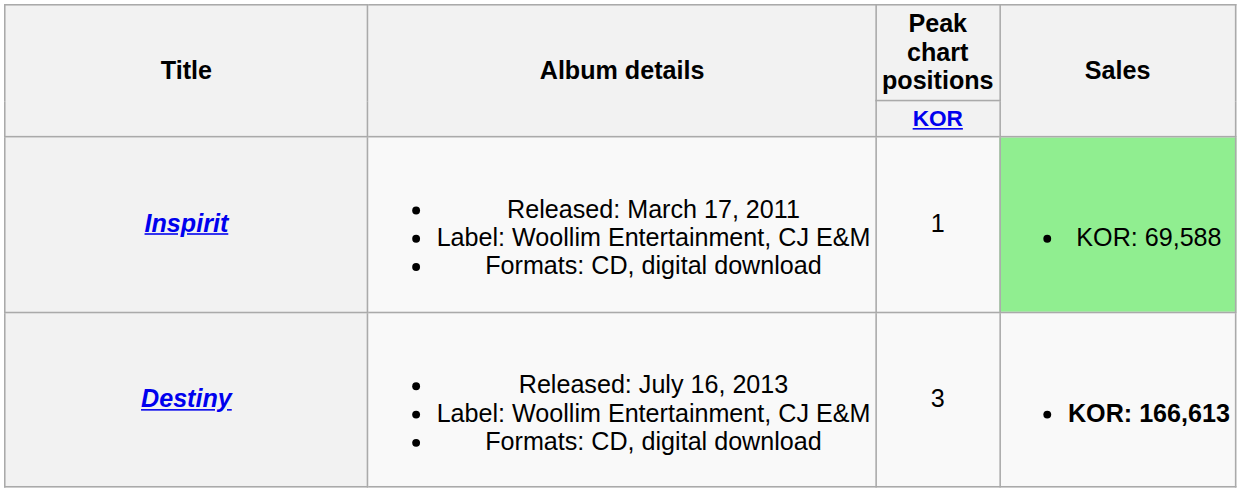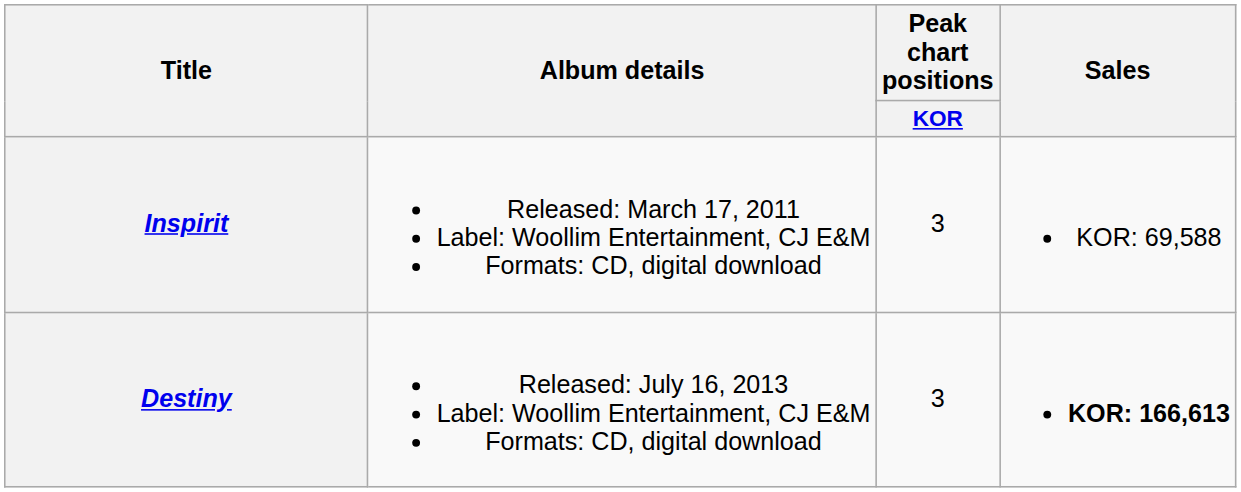(938, 224) 1 -> (938, 224) 3
(1118, 238) lightgreen background -> (1118, 238) no background
